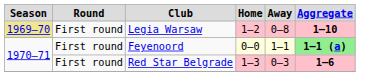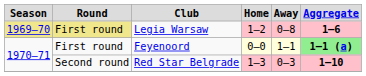(89, 30) no background -> (89, 30) khaki background
(325, 30) 1–10 -> (331, 30) 1–6
(89, 63) First round -> (92, 63) Second round
(325, 63) 1–6 -> (331, 63) 1–10
